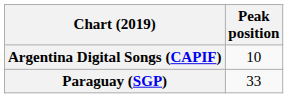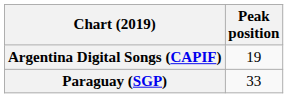(254, 57) 10 -> (254, 57) 19
